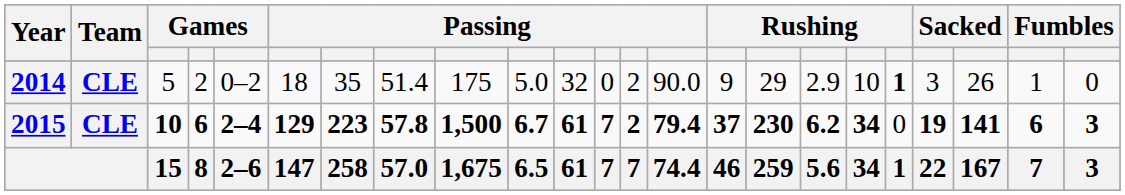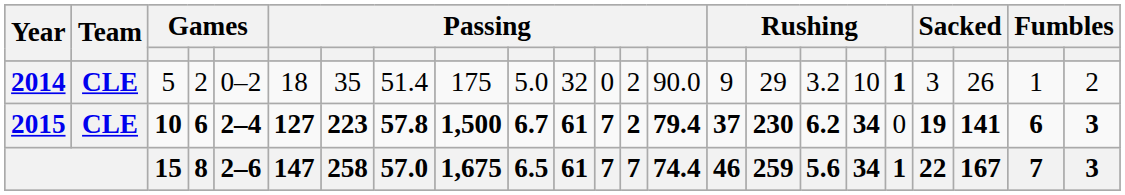(823, 81) 2.9 -> (823, 81) 3.2
(1092, 81) 0 -> (1092, 81) 2
(294, 124) 129 -> (294, 124) 127
